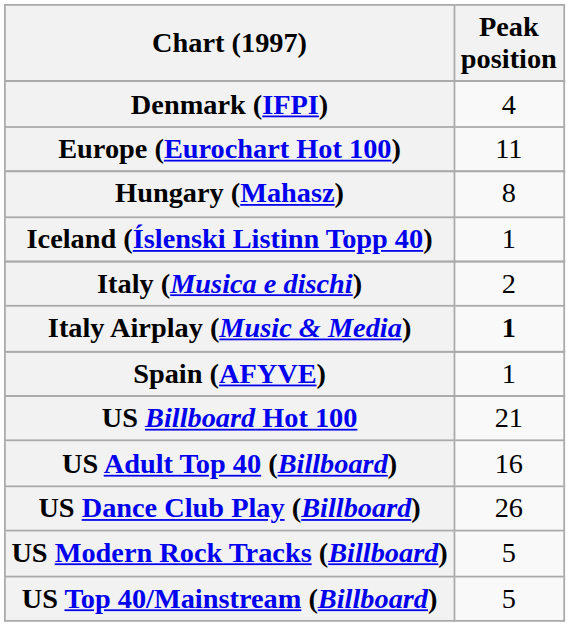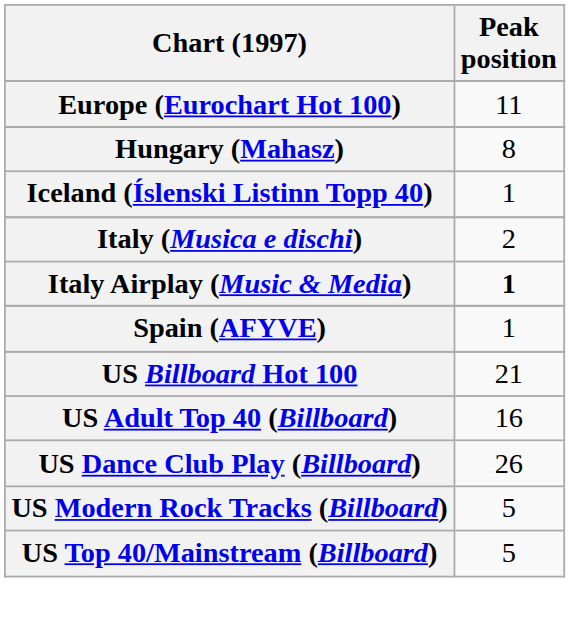- row: (230, 103)
